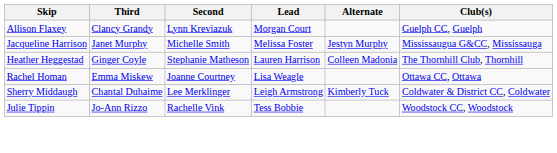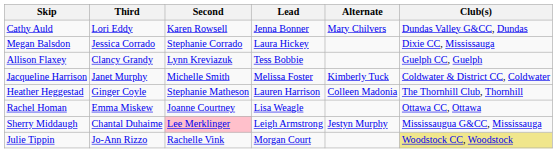+ row: (30, 28)
+ row: (38, 44)
(282, 28) Morgan Court -> (278, 60) Tess Bobbie
(358, 44) Jestyn Murphy -> (358, 76) Kimberly Tuck
(472, 44) Mississaugua G&CC, Mississauga -> (476, 76) Coldwater & District CC, Coldwater
(199, 92) no background -> (199, 124) pink background
(358, 92) Kimberly Tuck -> (358, 124) Jestyn Murphy
(476, 92) Coldwater & District CC, Coldwater -> (472, 124) Mississaugua G&CC, Mississauga
(278, 108) Tess Bobbie -> (282, 140) Morgan Court
(457, 108) no background -> (457, 140) khaki background
